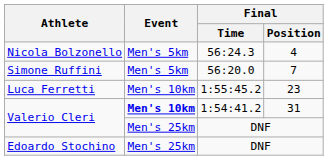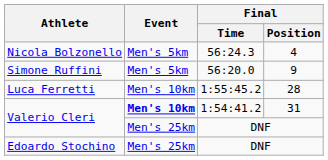(294, 70) 7 -> (294, 70) 9
(294, 89) 23 -> (294, 89) 28
